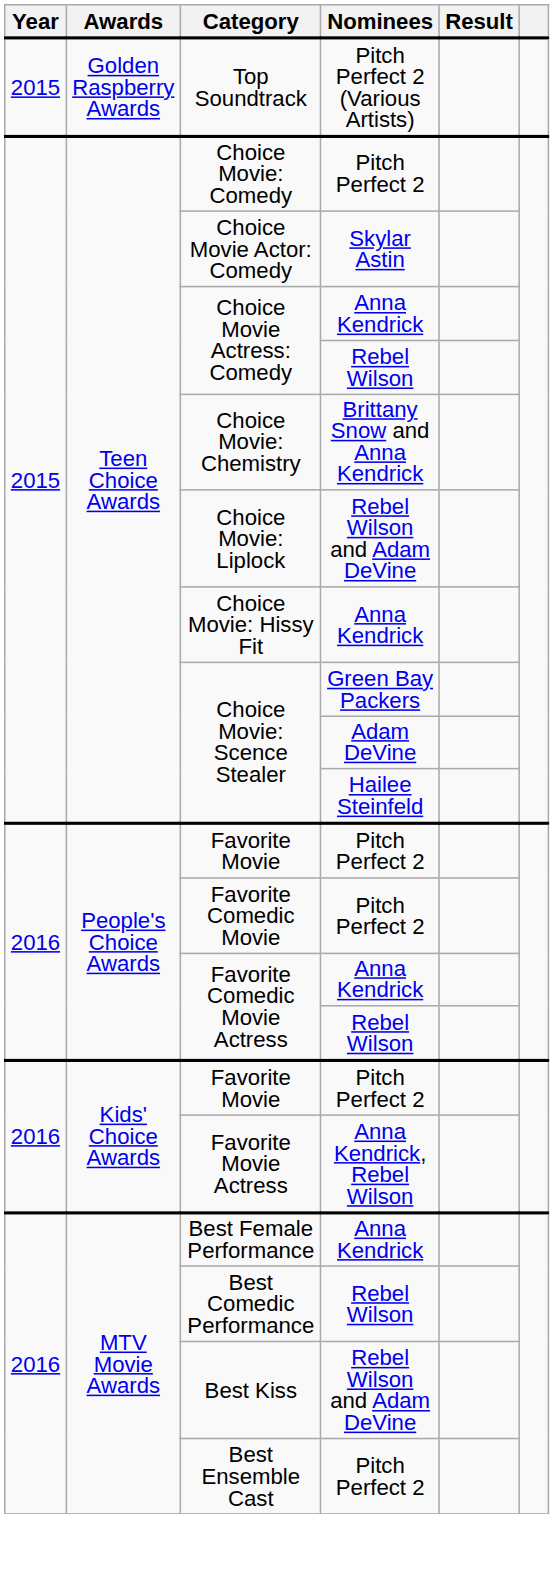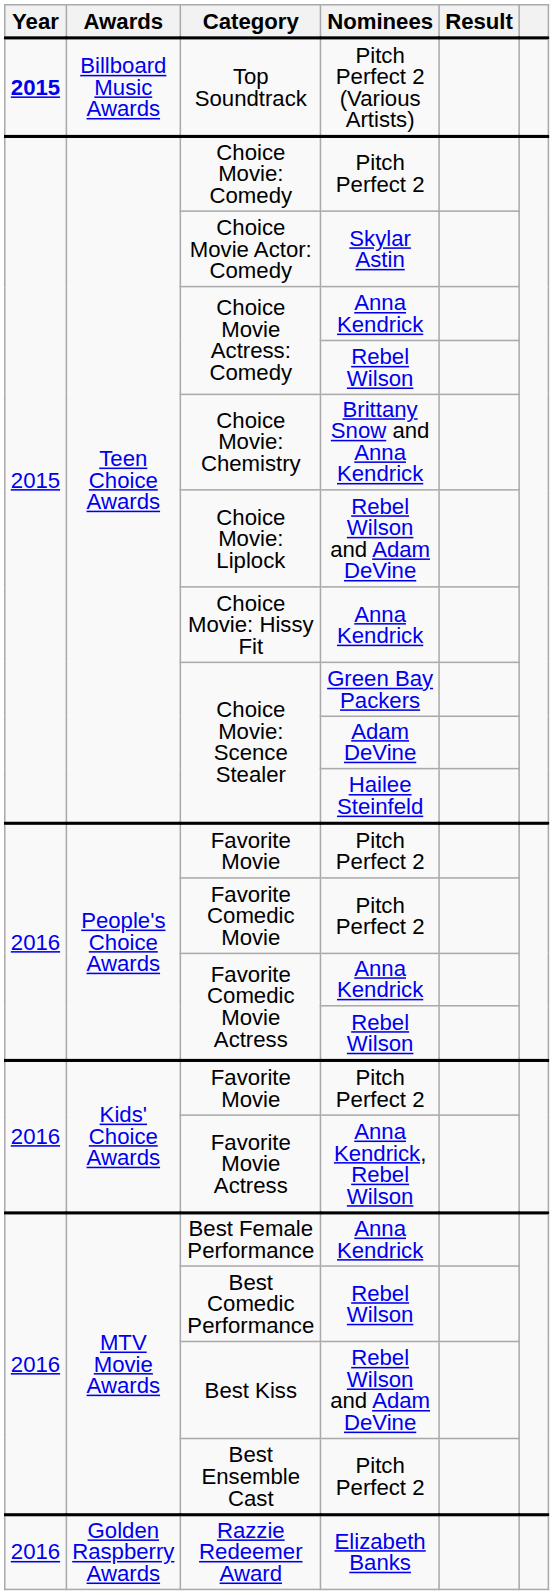(35, 87) normal -> (35, 87) bold
(123, 87) Golden Raspberry Awards -> (123, 87) Billboard Music Awards
+ row: (251, 1553)
